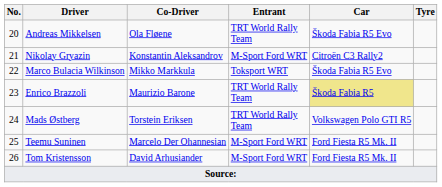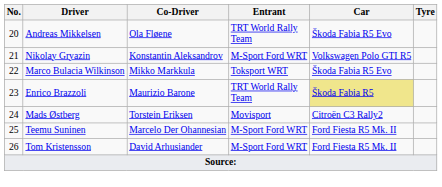(347, 55) Citroën C3 Rally2 -> (362, 55) Volkswagen Polo GTI R5
(264, 120) TRT World Rally Team -> (251, 114) Movisport
(362, 120) Volkswagen Polo GTI R5 -> (347, 114) Citroën C3 Rally2
